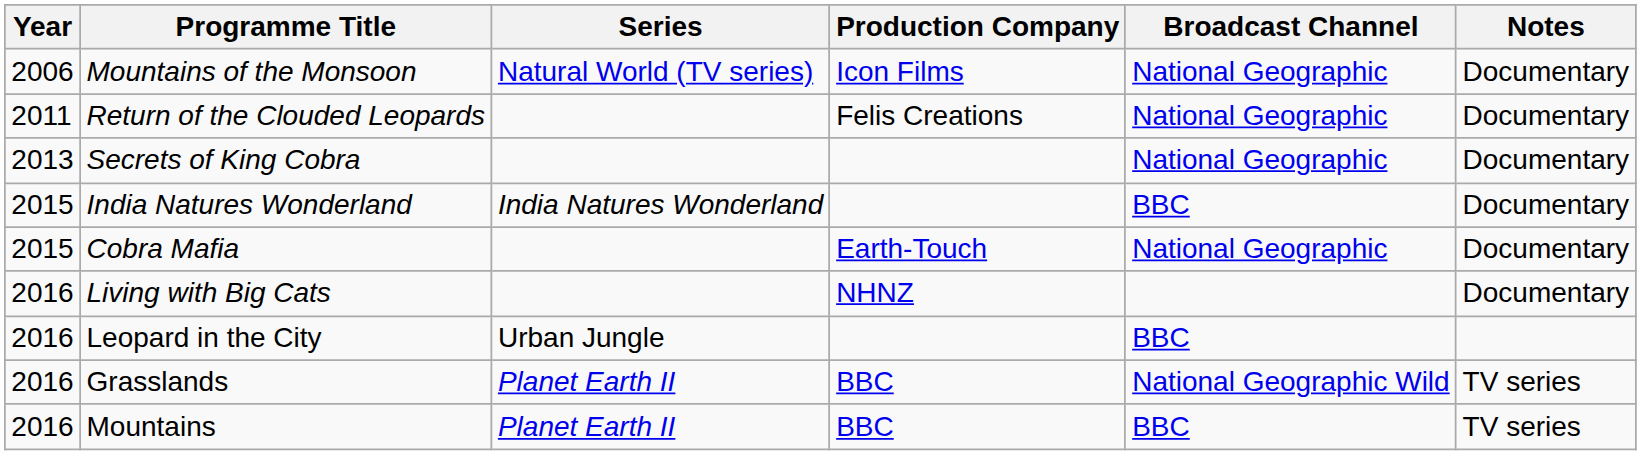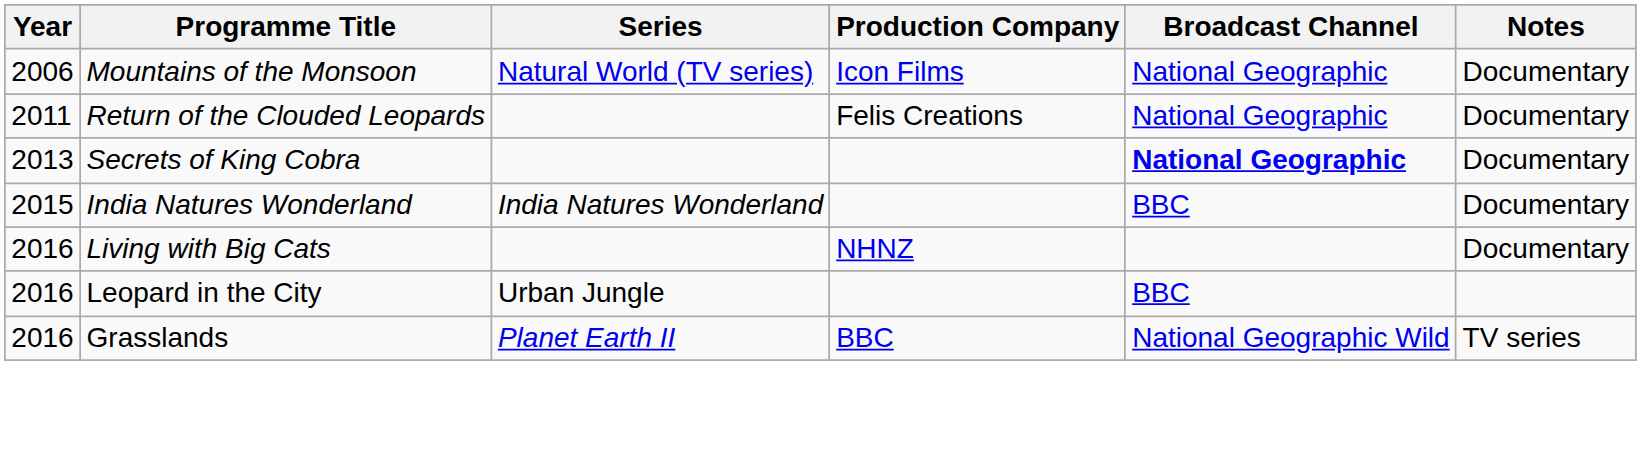(1260, 159) normal -> (1269, 159) bold
- row: (163, 248)
- row: (151, 426)
